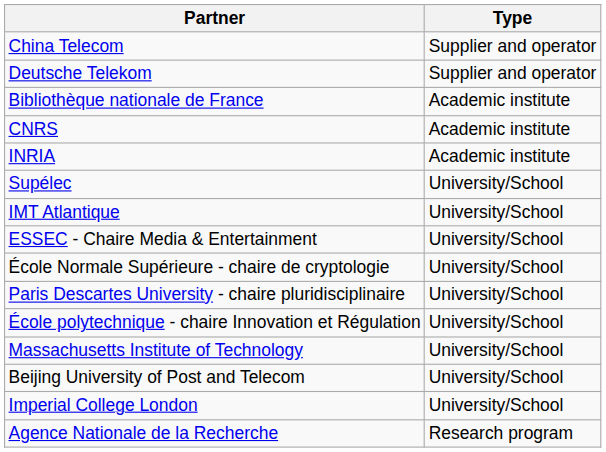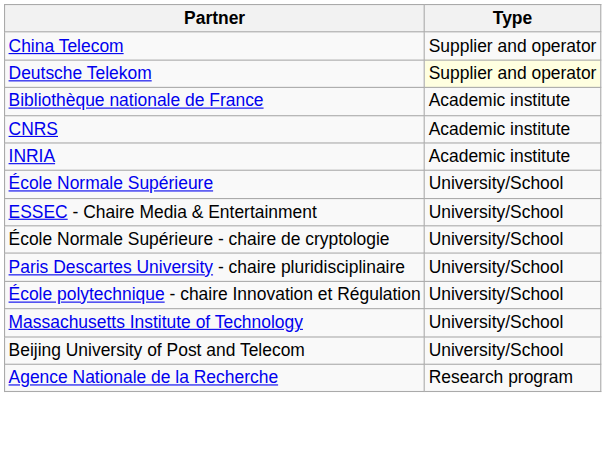(513, 73) no background -> (513, 73) lightyellow background
- row: (40, 184)
- row: (64, 211)
+ row: (111, 184)
- row: (103, 405)
